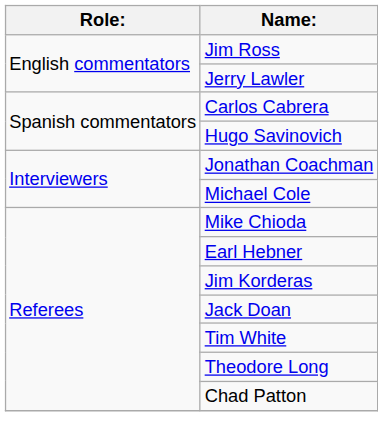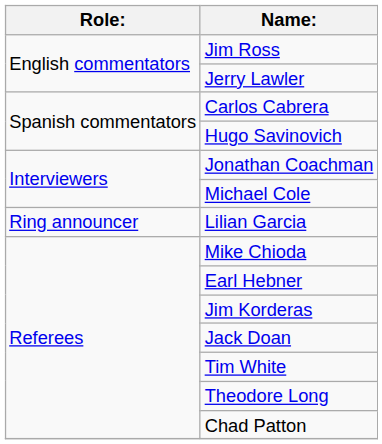+ row: (255, 222)
